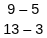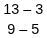rows swapped: (23, 9) <-> (23, 29)
